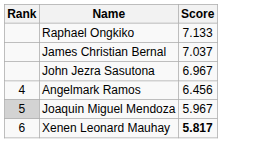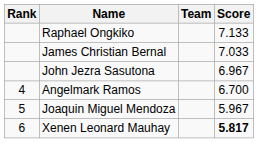+ column: (196, 14)
(198, 52) 7.037 -> (234, 52) 7.033
(198, 90) 6.456 -> (234, 90) 6.700
(22, 109) lightgrey background -> (22, 109) no background
